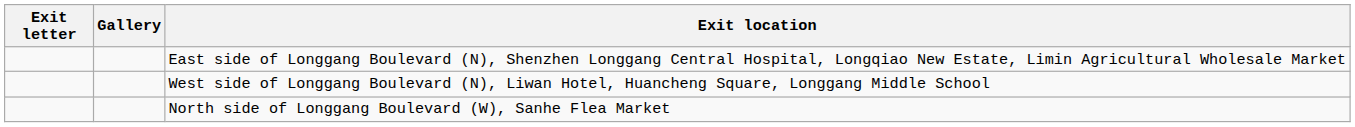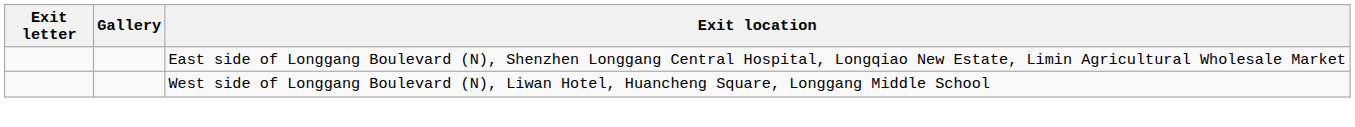- row: (419, 109)
